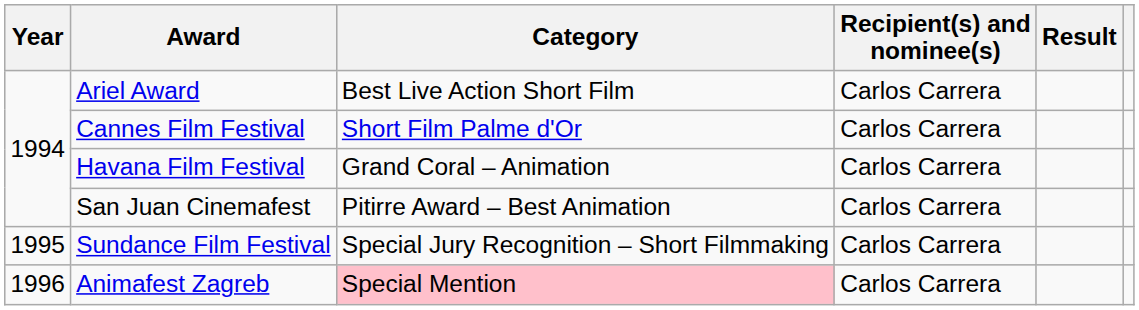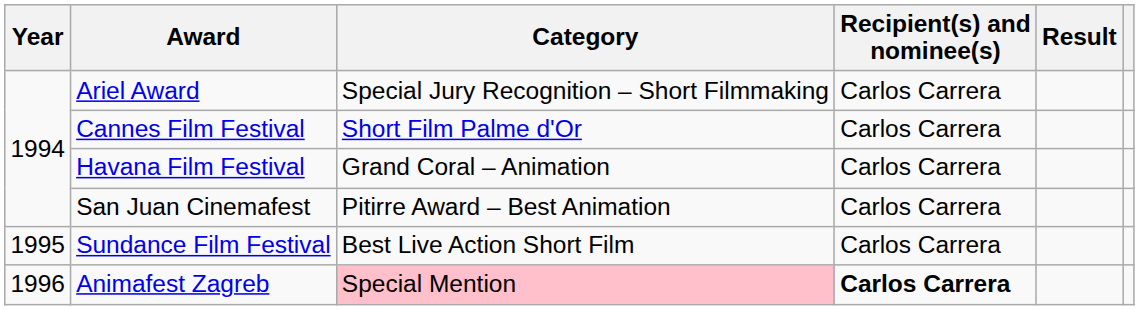(488, 90) Best Live Action Short Film -> (585, 90) Special Jury Recognition – Short Filmmaking
(585, 245) Special Jury Recognition – Short Filmmaking -> (488, 245) Best Live Action Short Film
(921, 284) normal -> (925, 284) bold
